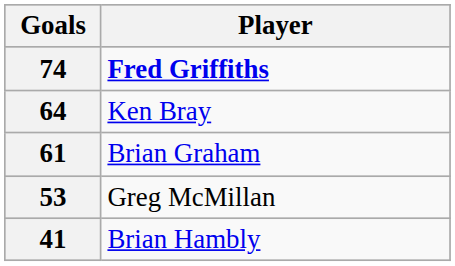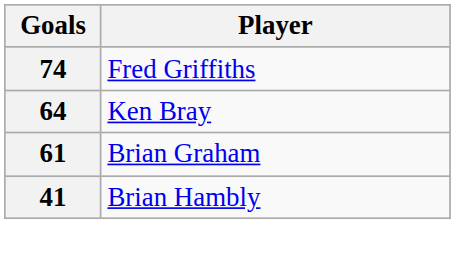(188, 68) bold -> (181, 68) normal
- row: (53, 196)
